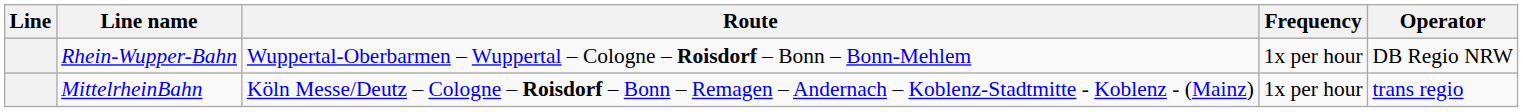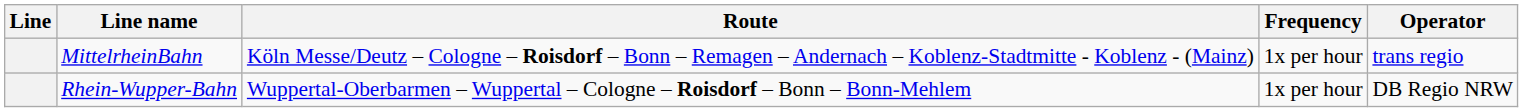rows swapped: (132, 89) <-> (149, 55)
